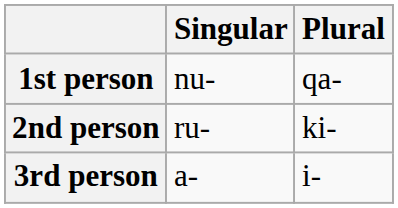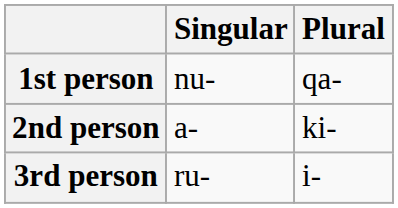(192, 127) ru- -> (186, 127) a-
(186, 176) a- -> (192, 176) ru-
